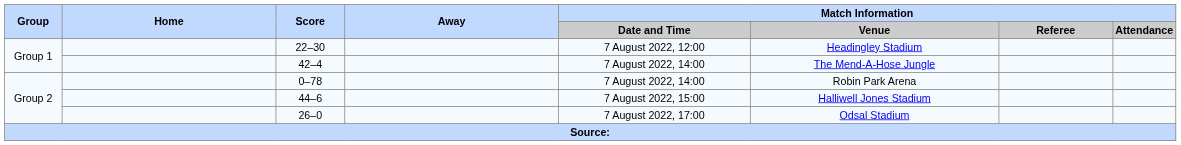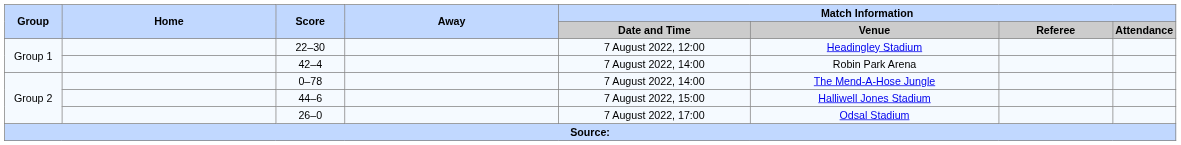(875, 64) The Mend-A-Hose Jungle -> (875, 64) Robin Park Arena
(875, 81) Robin Park Arena -> (875, 81) The Mend-A-Hose Jungle
